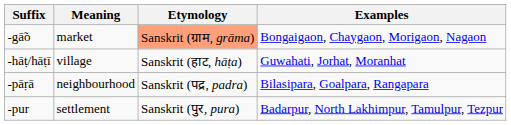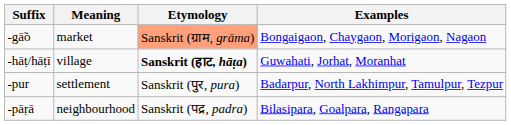(191, 61) normal -> (194, 61) bold
rows swapped: (21, 84) <-> (18, 108)
